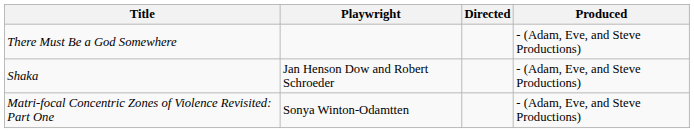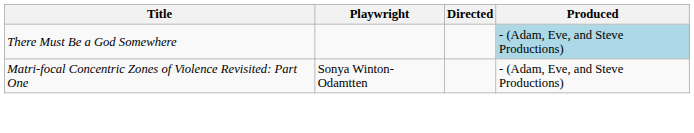(578, 41) no background -> (561, 41) lightblue background
- row: (23, 75)
